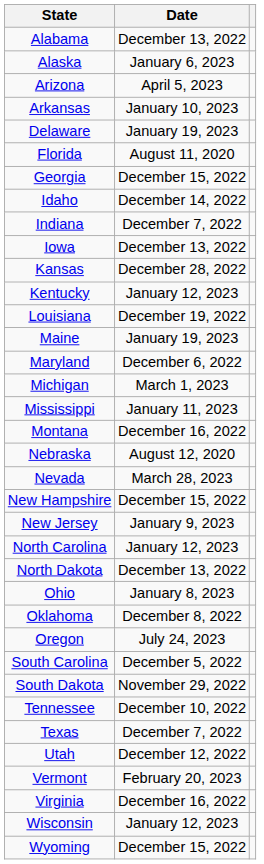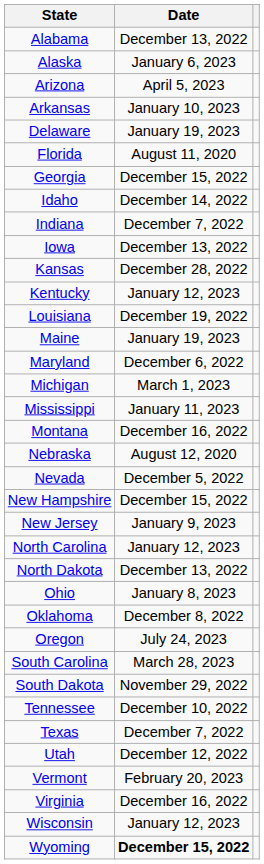(182, 477) March 28, 2023 -> (184, 477) December 5, 2022
(182, 662) December 5, 2022 -> (184, 662) March 28, 2023
(182, 847) normal -> (184, 847) bold
